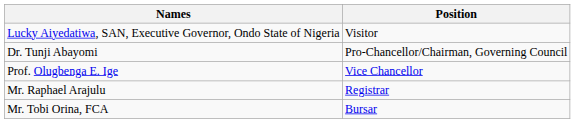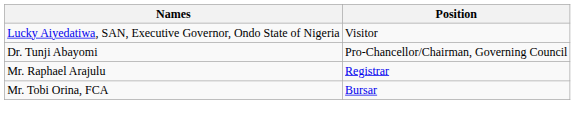- row: (63, 71)
